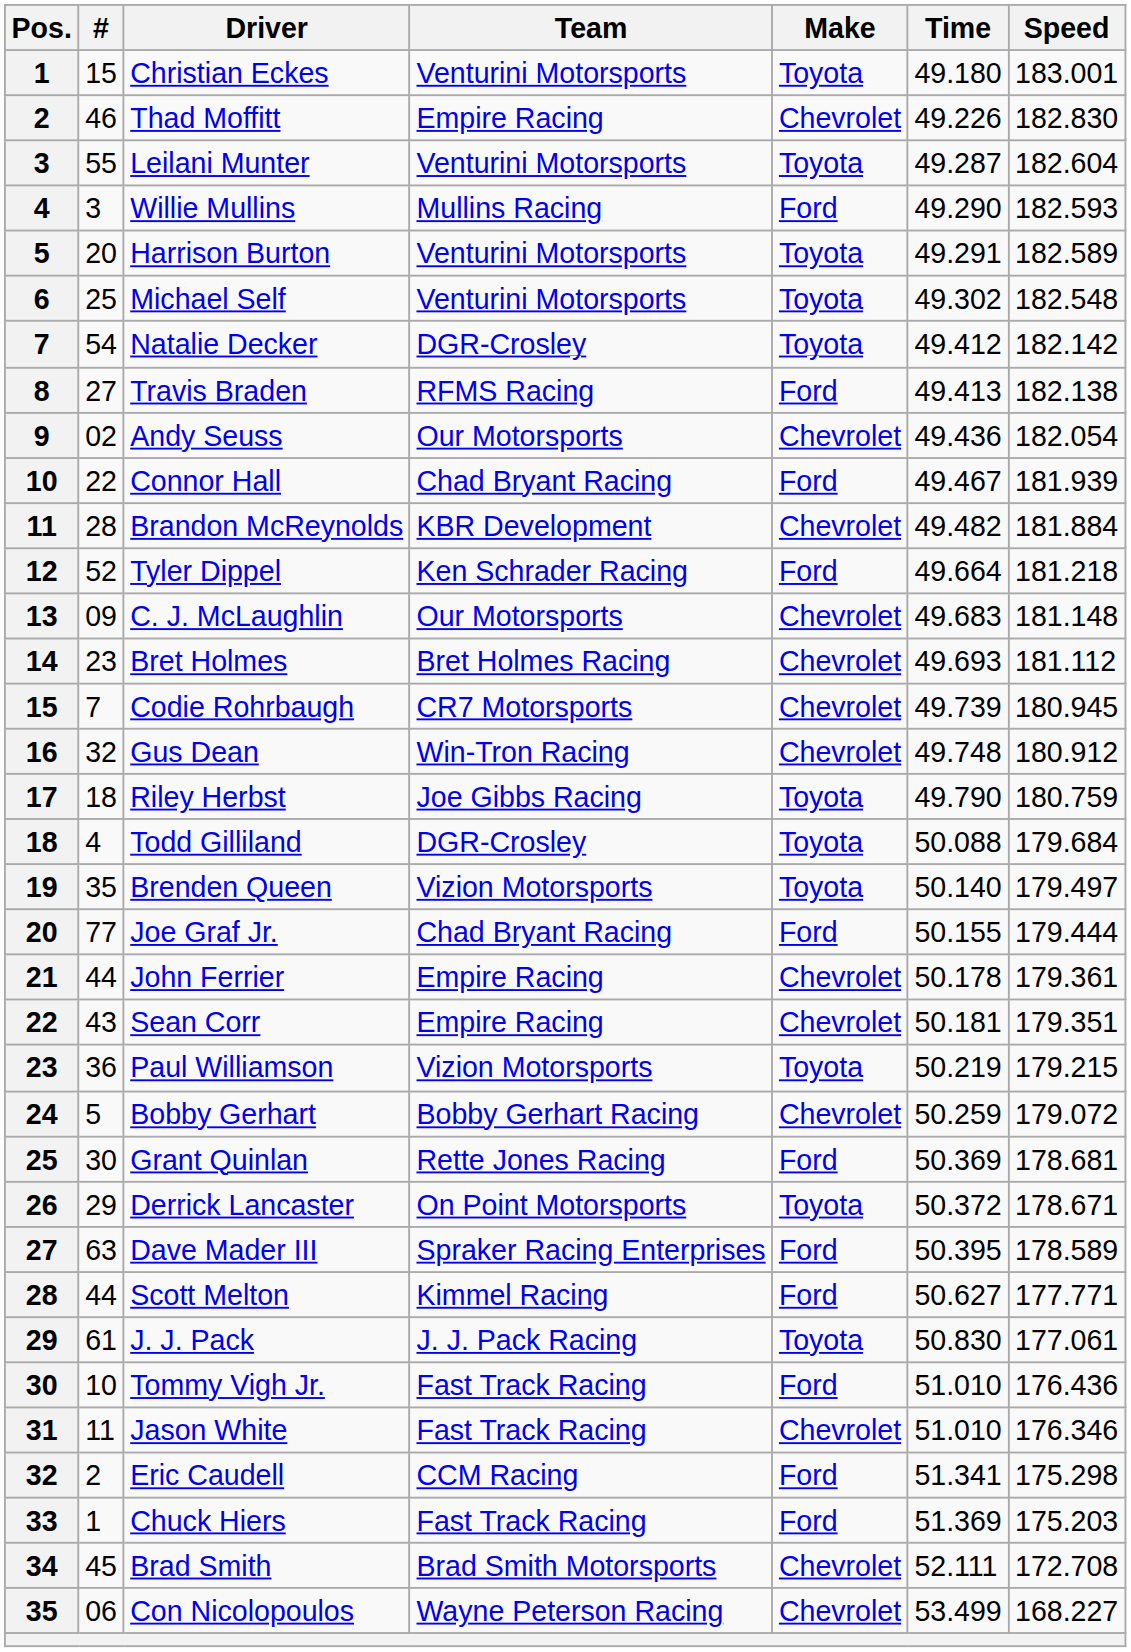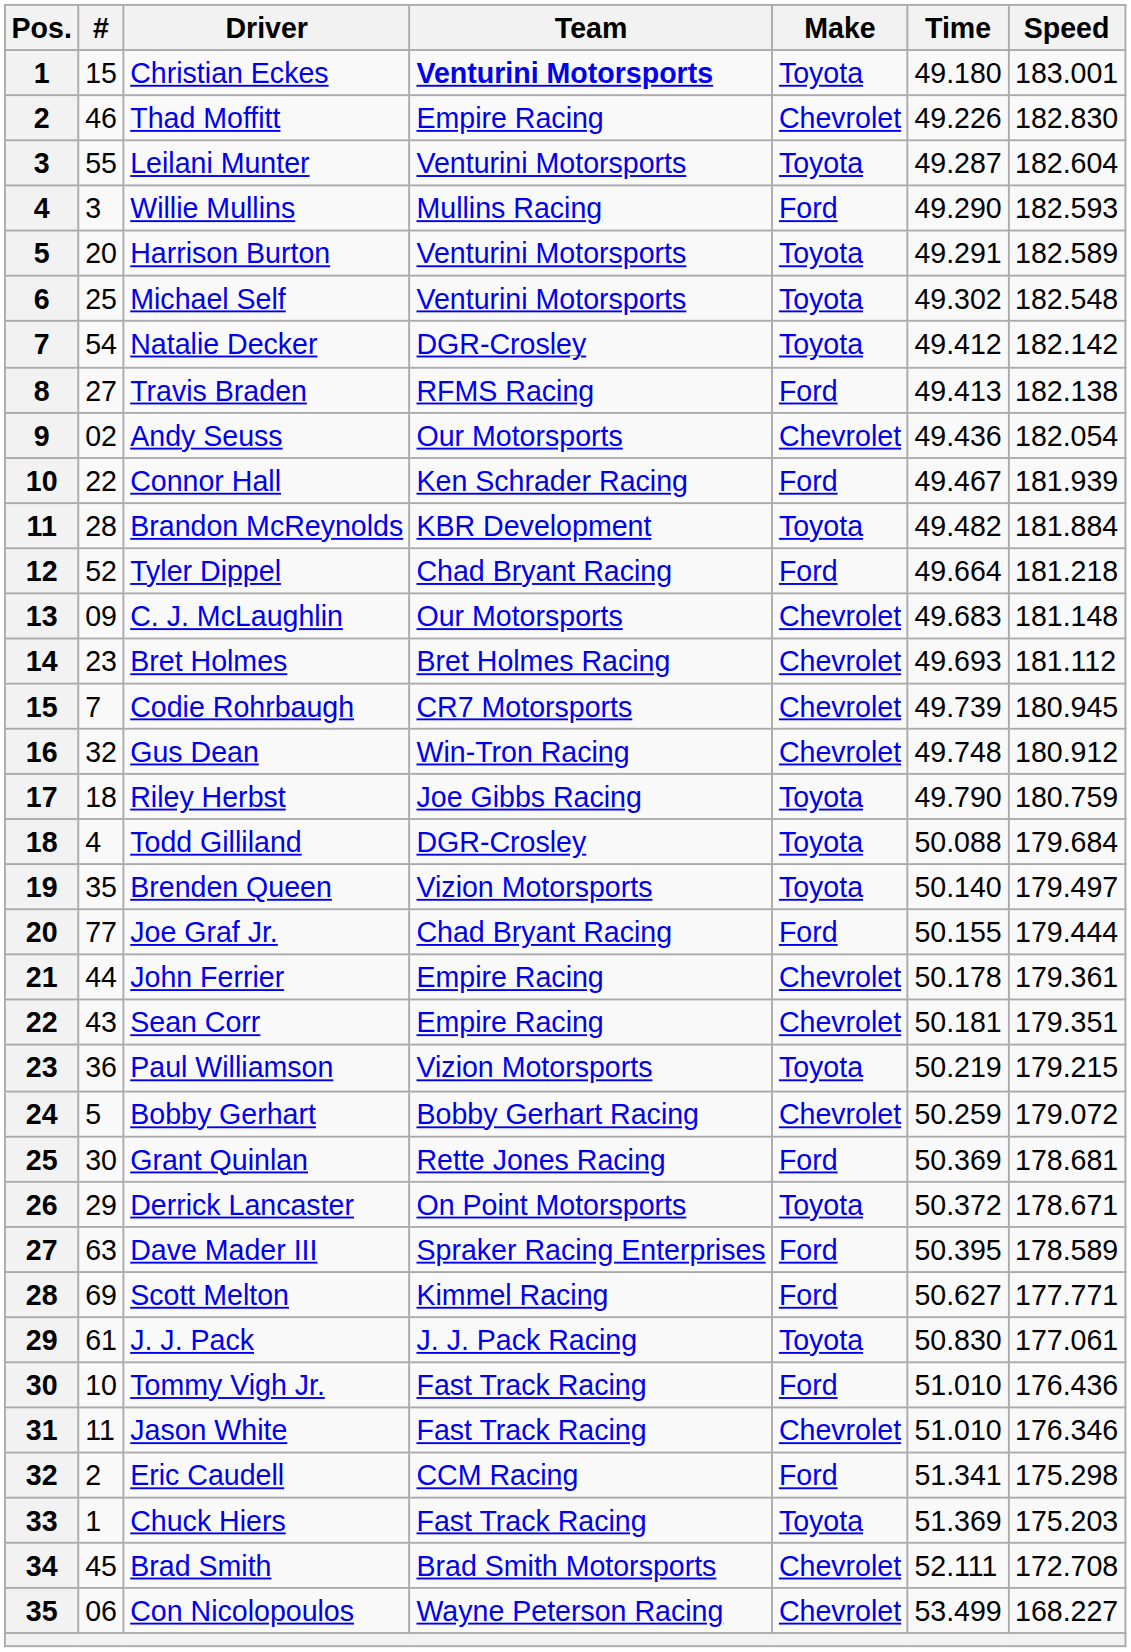(551, 73) normal -> (565, 73) bold
(544, 480) Chad Bryant Racing -> (552, 480) Ken Schrader Racing
(840, 525) Chevrolet -> (821, 525) Toyota
(552, 571) Ken Schrader Racing -> (544, 571) Chad Bryant Racing
(101, 1294) 44 -> (101, 1294) 69
(808, 1521) Ford -> (821, 1521) Toyota
